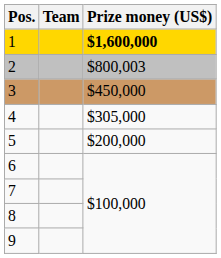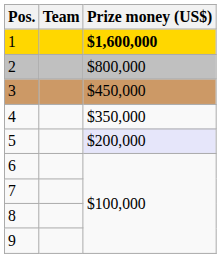(116, 66) $800,003 -> (116, 66) $800,000
(116, 116) $305,000 -> (116, 116) $350,000
(116, 141) no background -> (116, 141) lavender background
